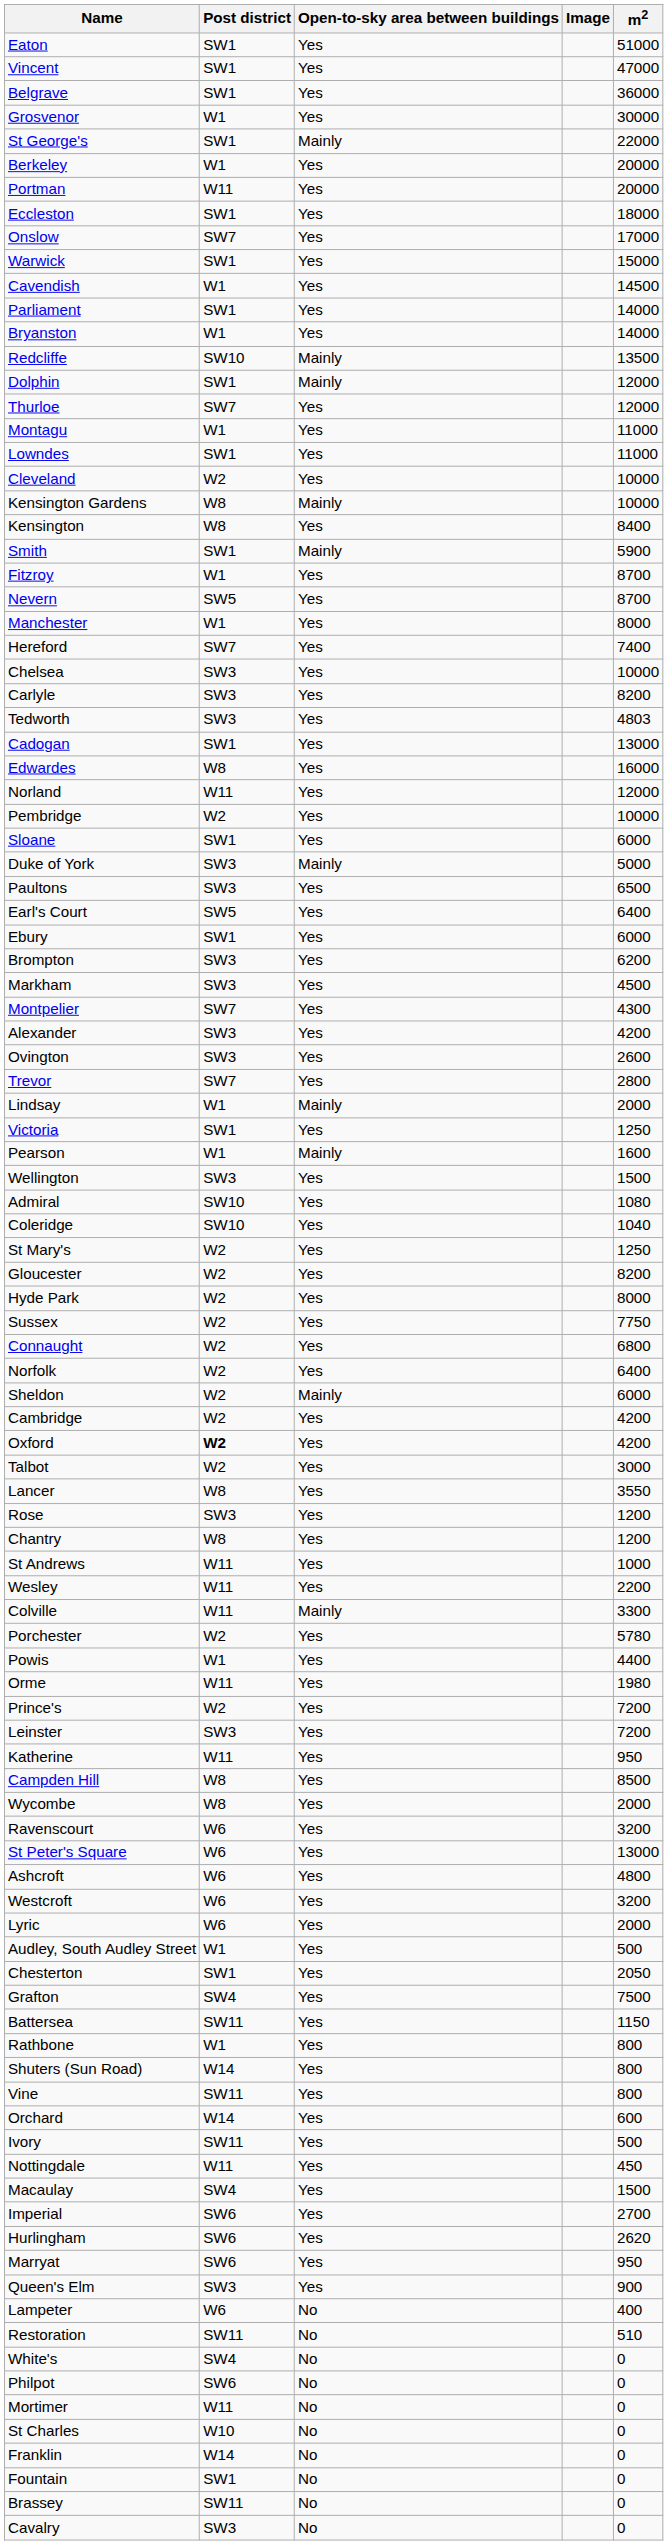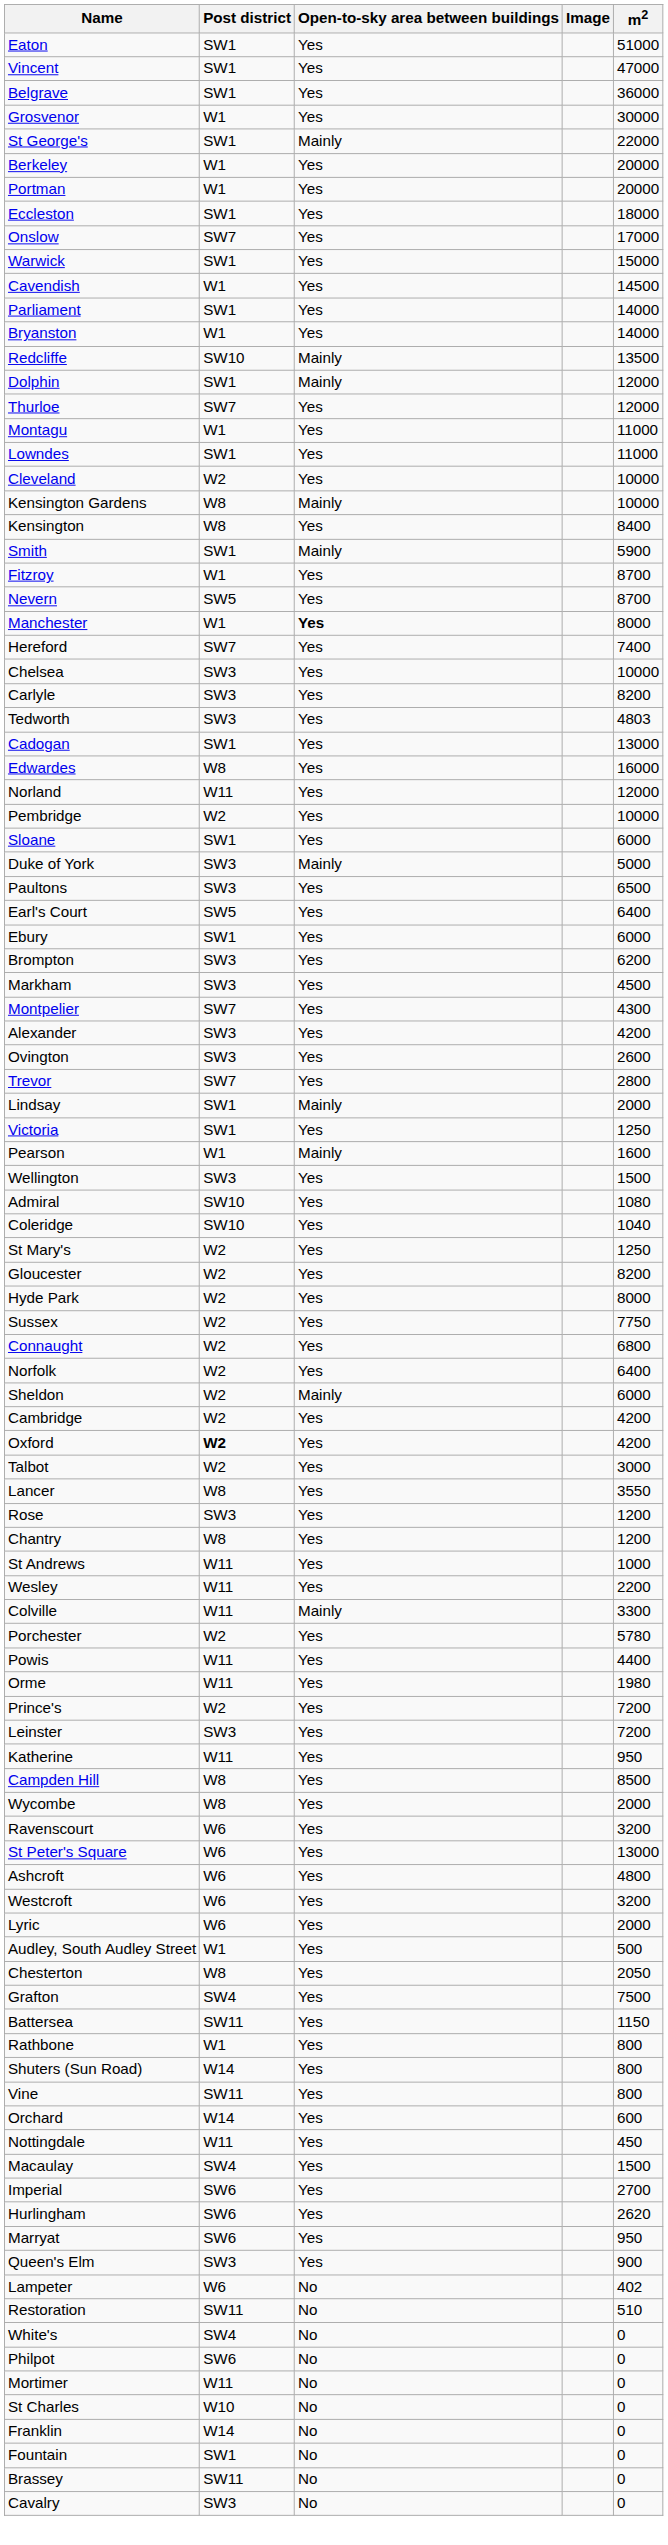(218, 189) W11 -> (215, 189) W1
(310, 623) normal -> (311, 623) bold
(215, 1105) W1 -> (220, 1105) SW1
(215, 1659) W1 -> (218, 1659) W11
(220, 1973) SW1 -> (215, 1973) W8
- row: (24, 2142)
(630, 2310) 400 -> (630, 2286) 402
